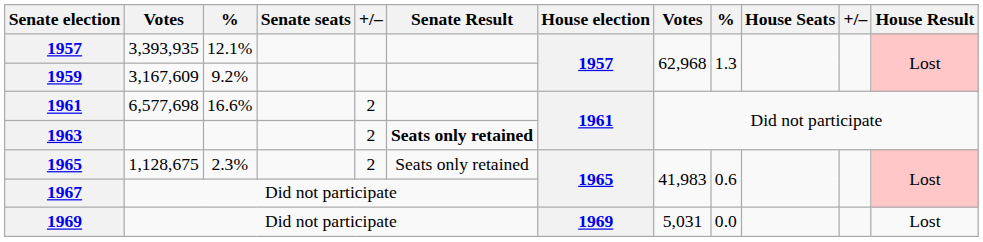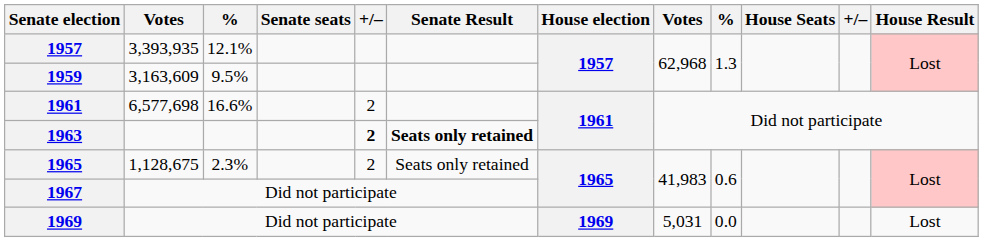(164, 77) 3,167,609 -> (164, 77) 3,163,609
(230, 77) 9.2% -> (230, 77) 9.5%
(371, 135) normal -> (371, 135) bold
